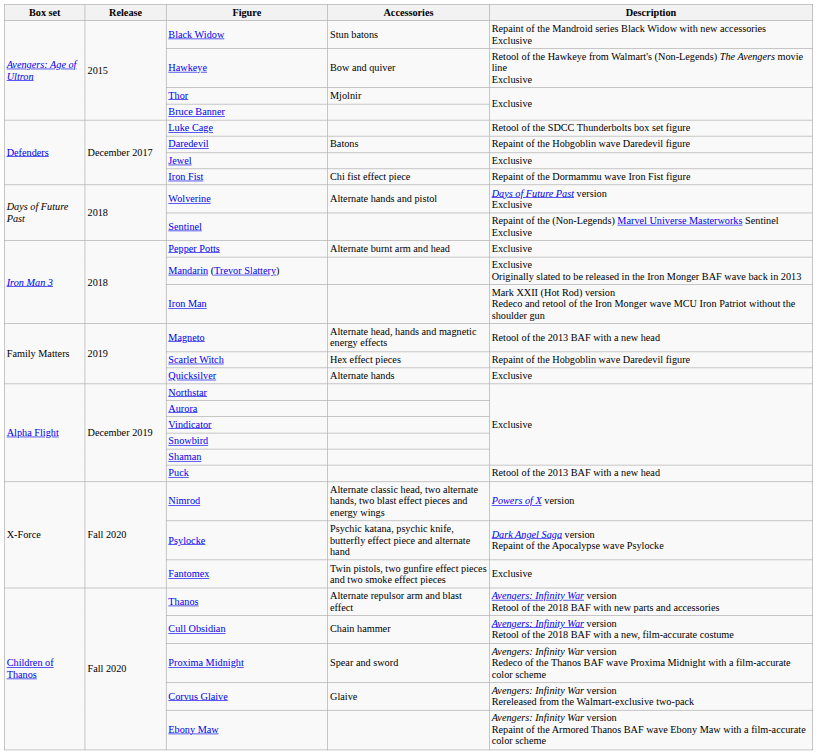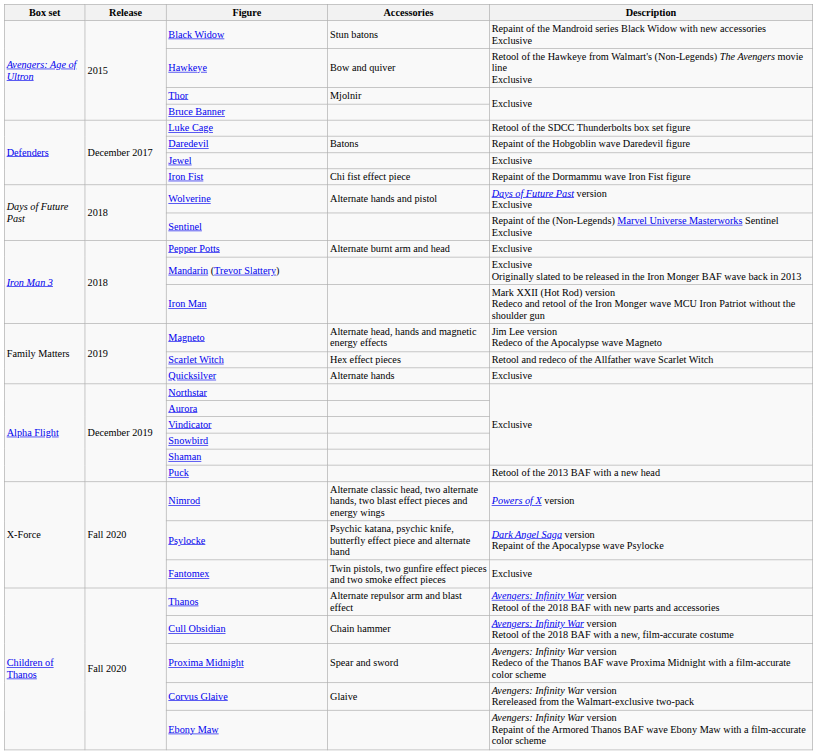(576, 337) Retool of the 2013 BAF with a new head -> (577, 337) Jim Lee version Redeco of the Apocalypse wave Magneto
(591, 359) Repaint of the Hobgoblin wave Daredevil figure -> (603, 359) Retool and redeco of the Allfather wave Scarlet Witch
